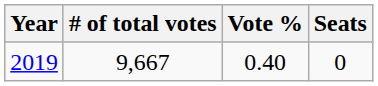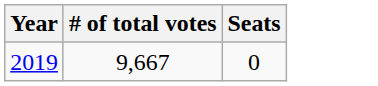- column: (265, 23)
